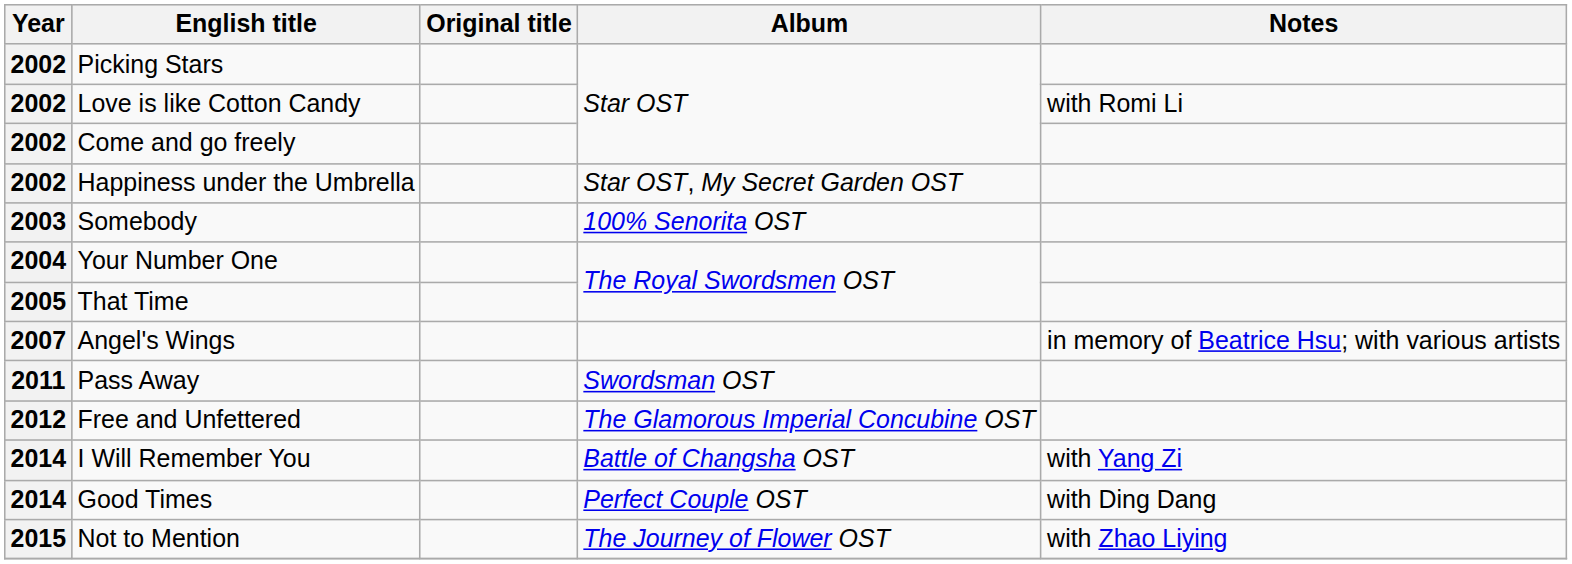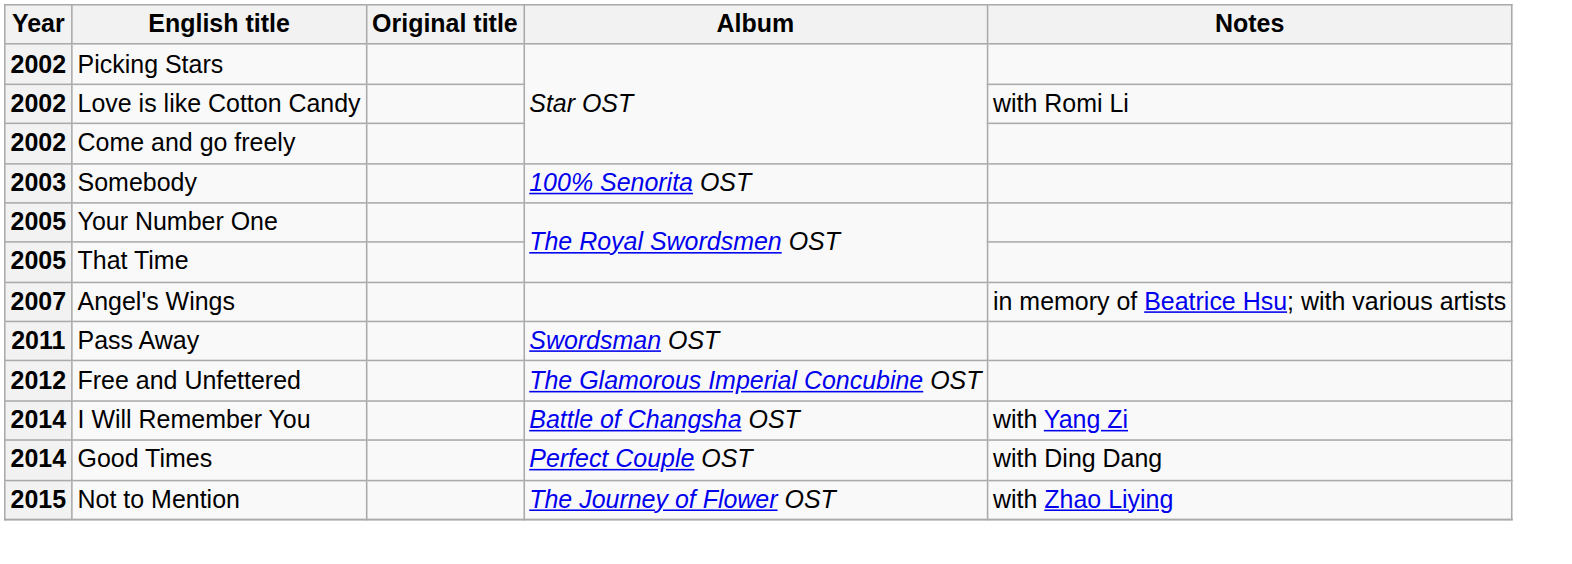- row: (246, 182)
(38, 261) 2004 -> (38, 222) 2005
